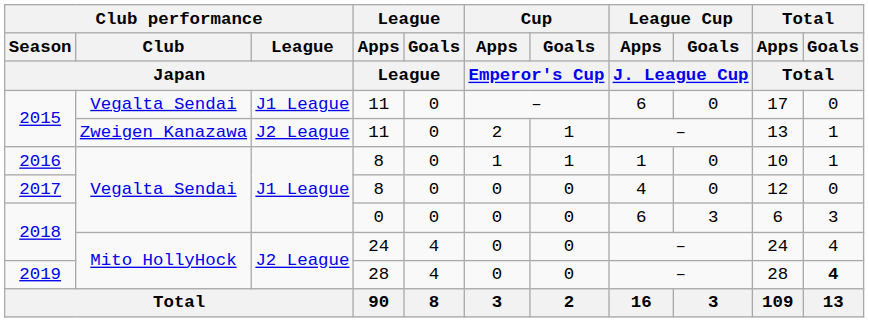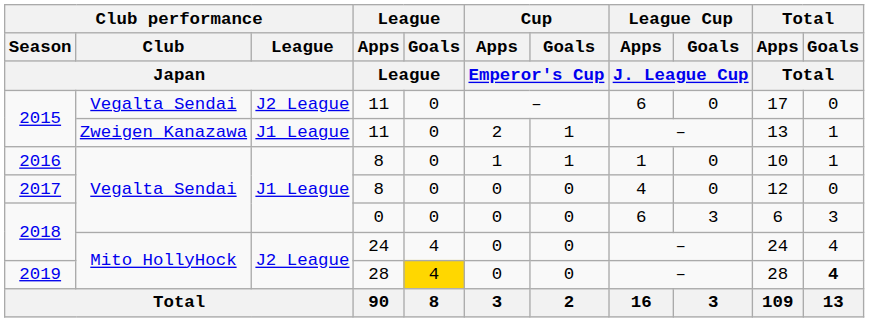(302, 104) J1 League -> (302, 104) J2 League
(302, 132) J2 League -> (302, 132) J1 League
(434, 274) no background -> (434, 274) gold background
